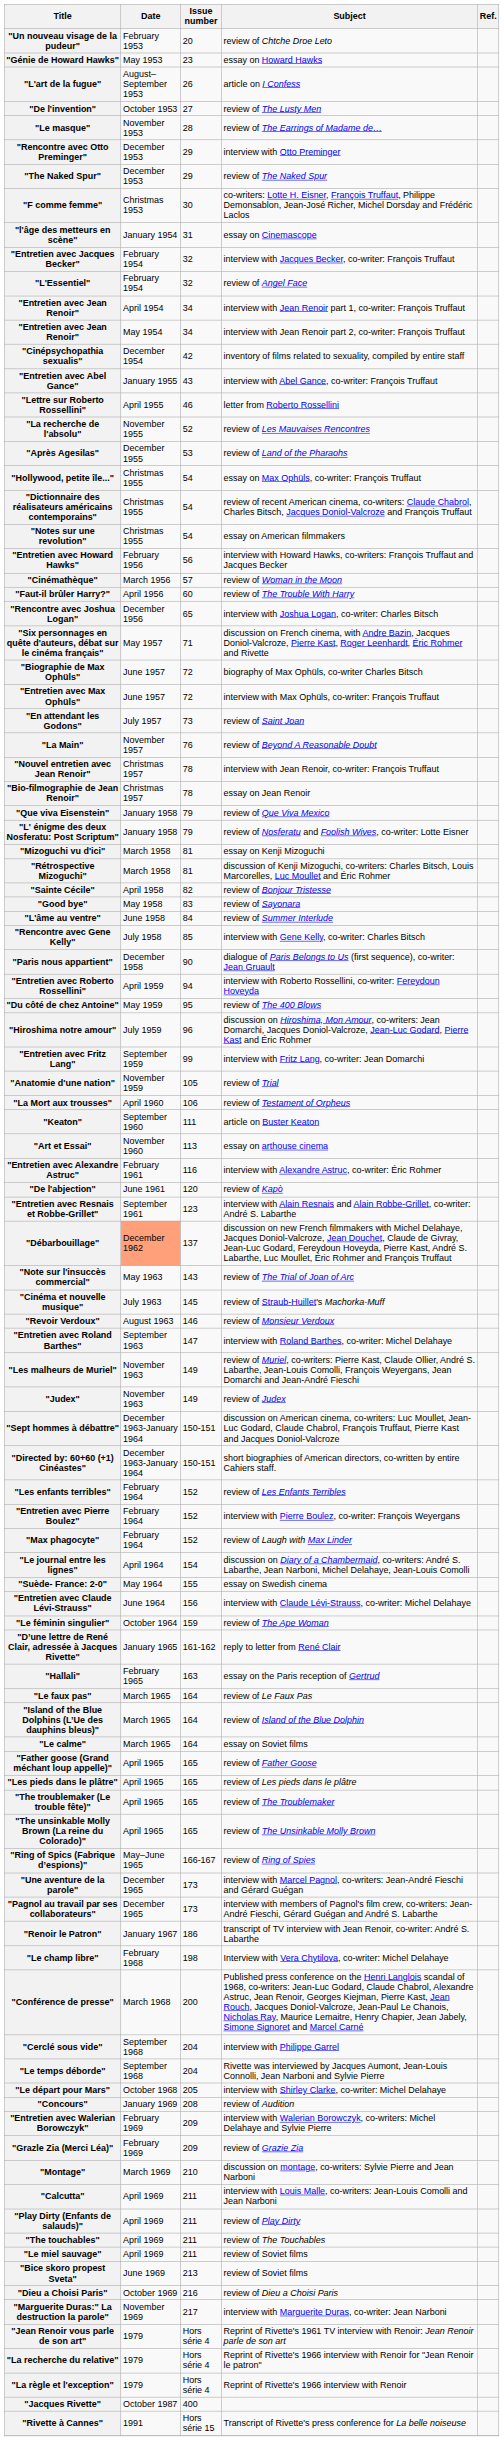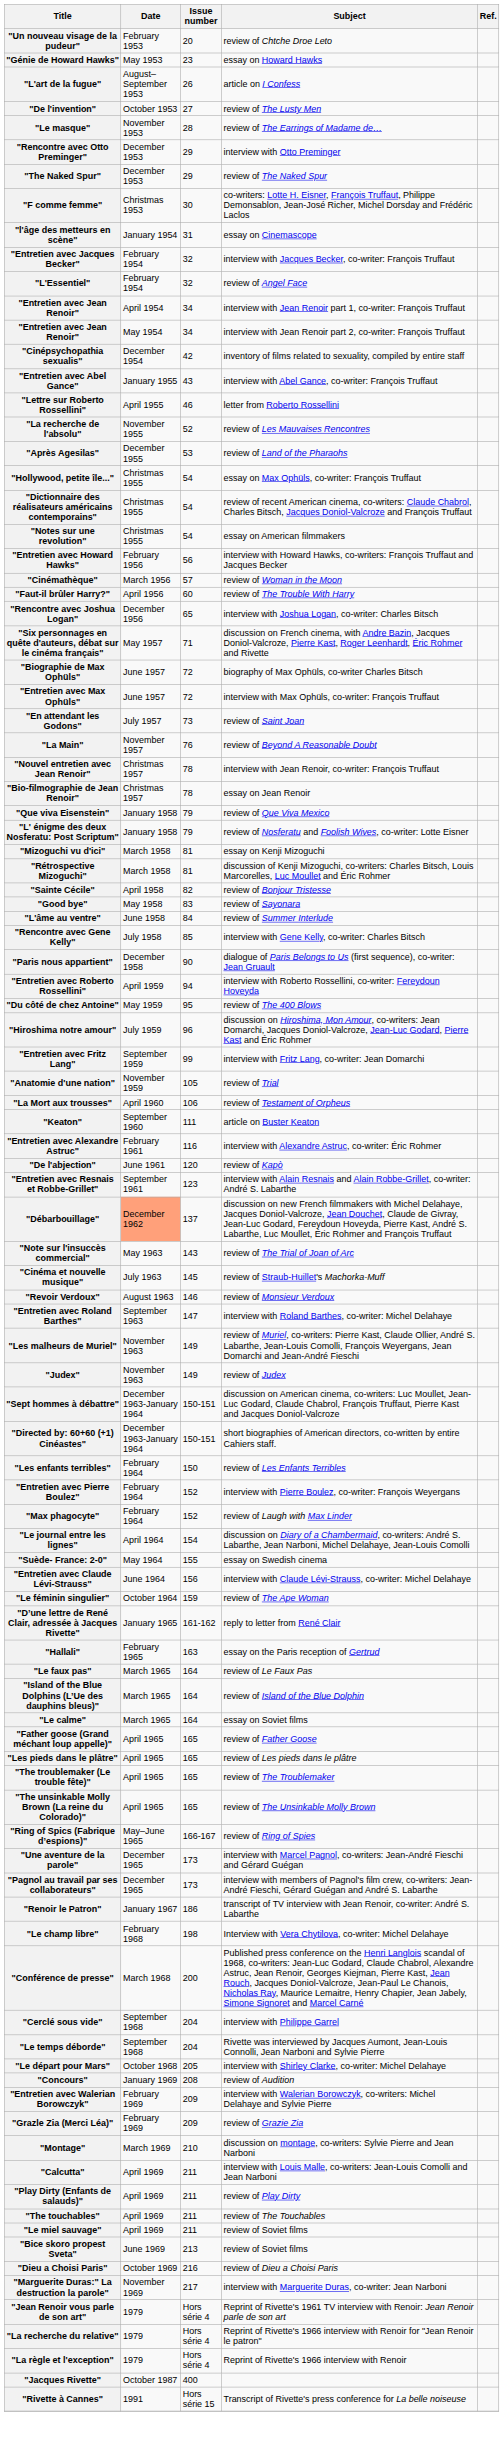- row: (63, 1146)
(190, 1492) 152 -> (190, 1468) 150
